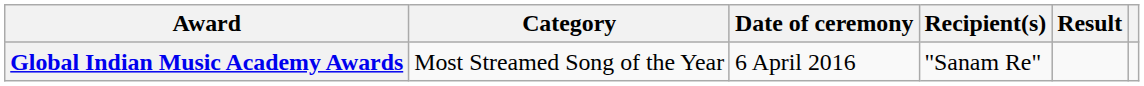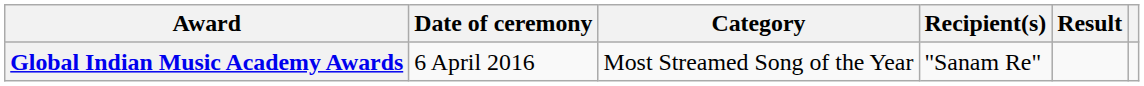columns swapped: (824, 23) <-> (569, 23)
